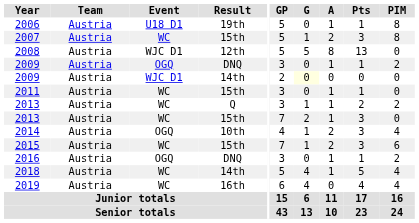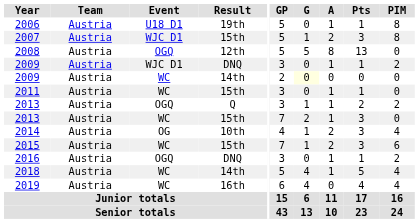(164, 38) WC -> (164, 38) WJC D1
(164, 51) WJC D1 -> (164, 51) OGQ
(164, 64) OGQ -> (164, 64) WJC D1
(164, 78) WJC D1 -> (164, 78) WC
(164, 105) WC -> (164, 105) OGQ
(164, 132) OGQ -> (164, 132) OG
